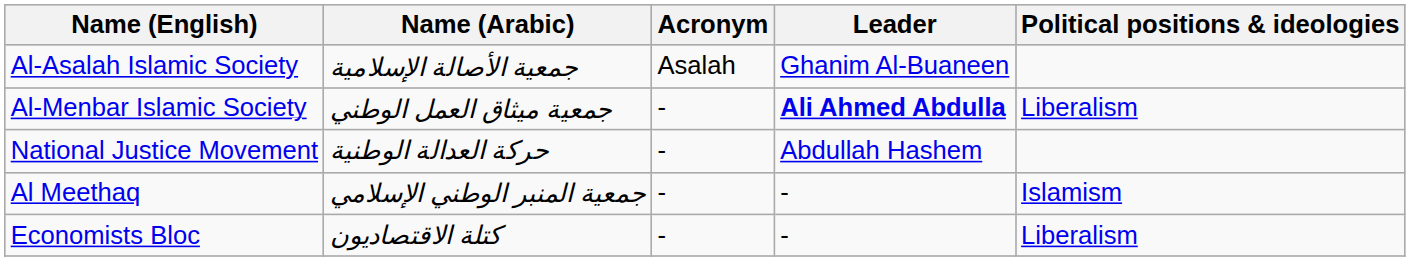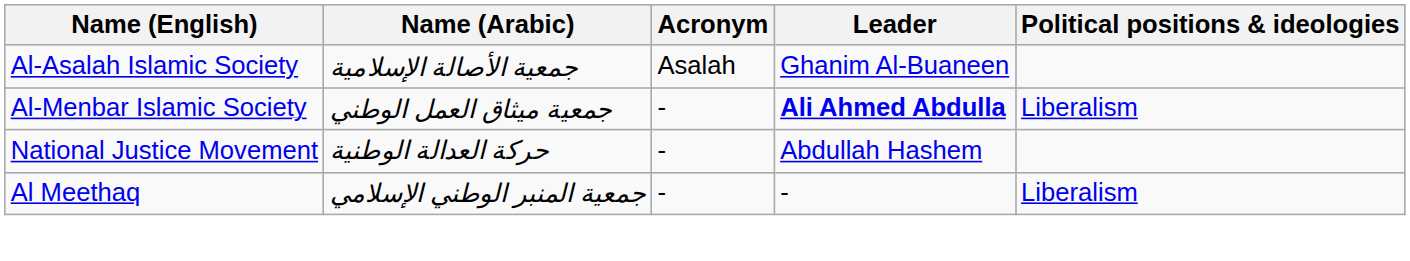(1072, 192) Islamism -> (1079, 192) Liberalism
- row: (105, 234)
